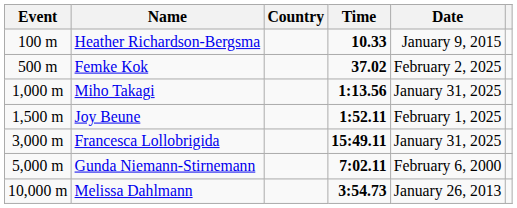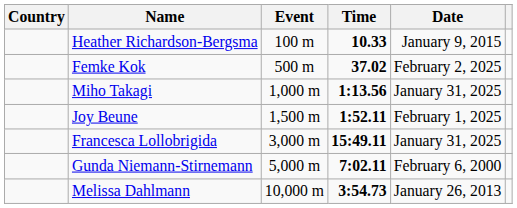columns swapped: (38, 16) <-> (296, 16)
